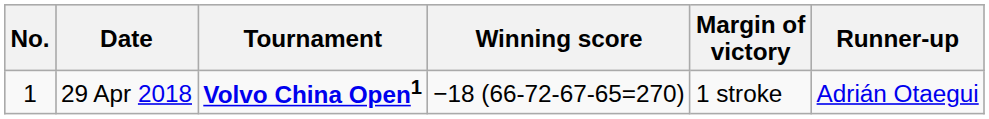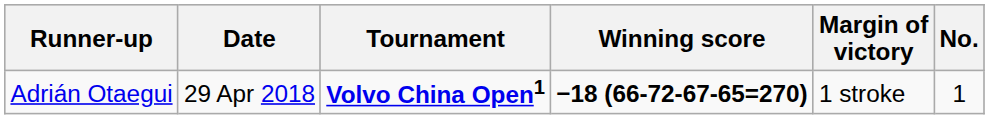columns swapped: (30, 38) <-> (898, 38)
(559, 92) normal -> (682, 92) bold
